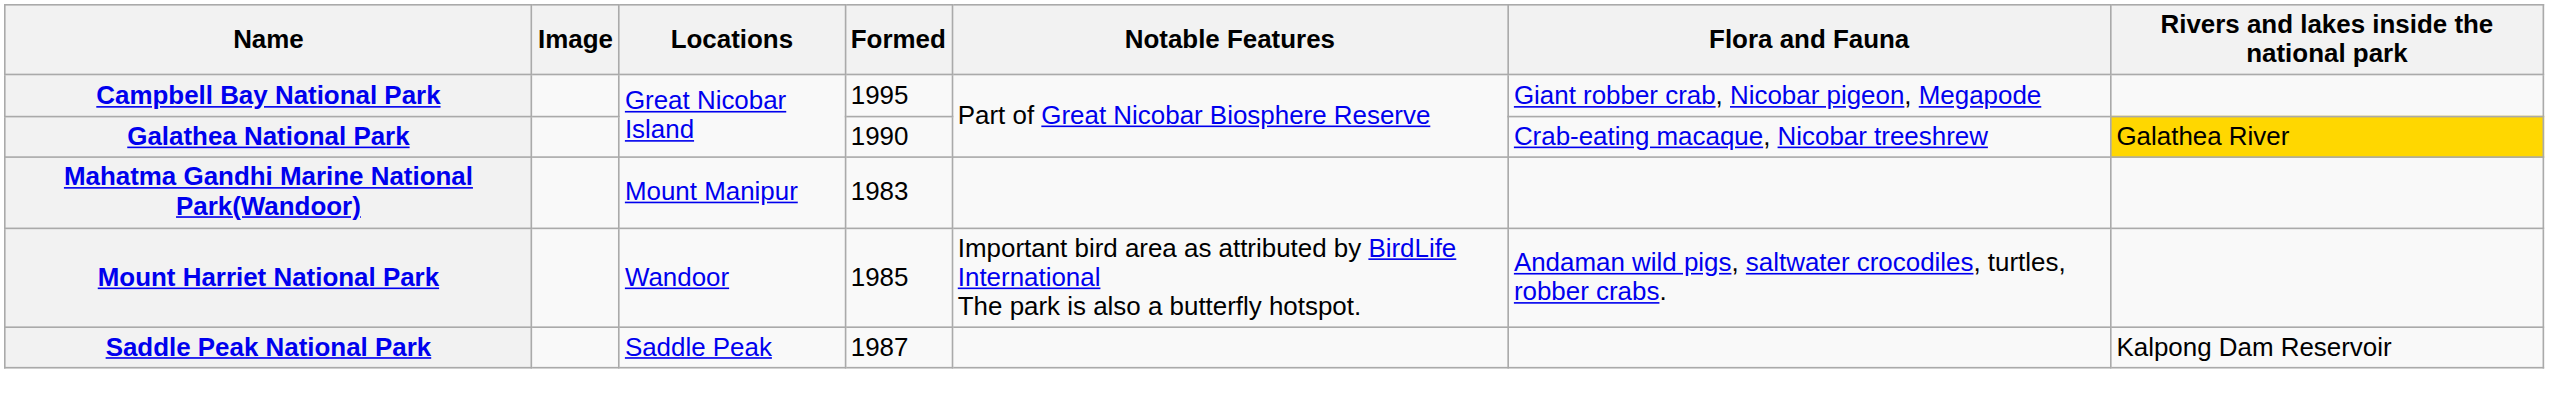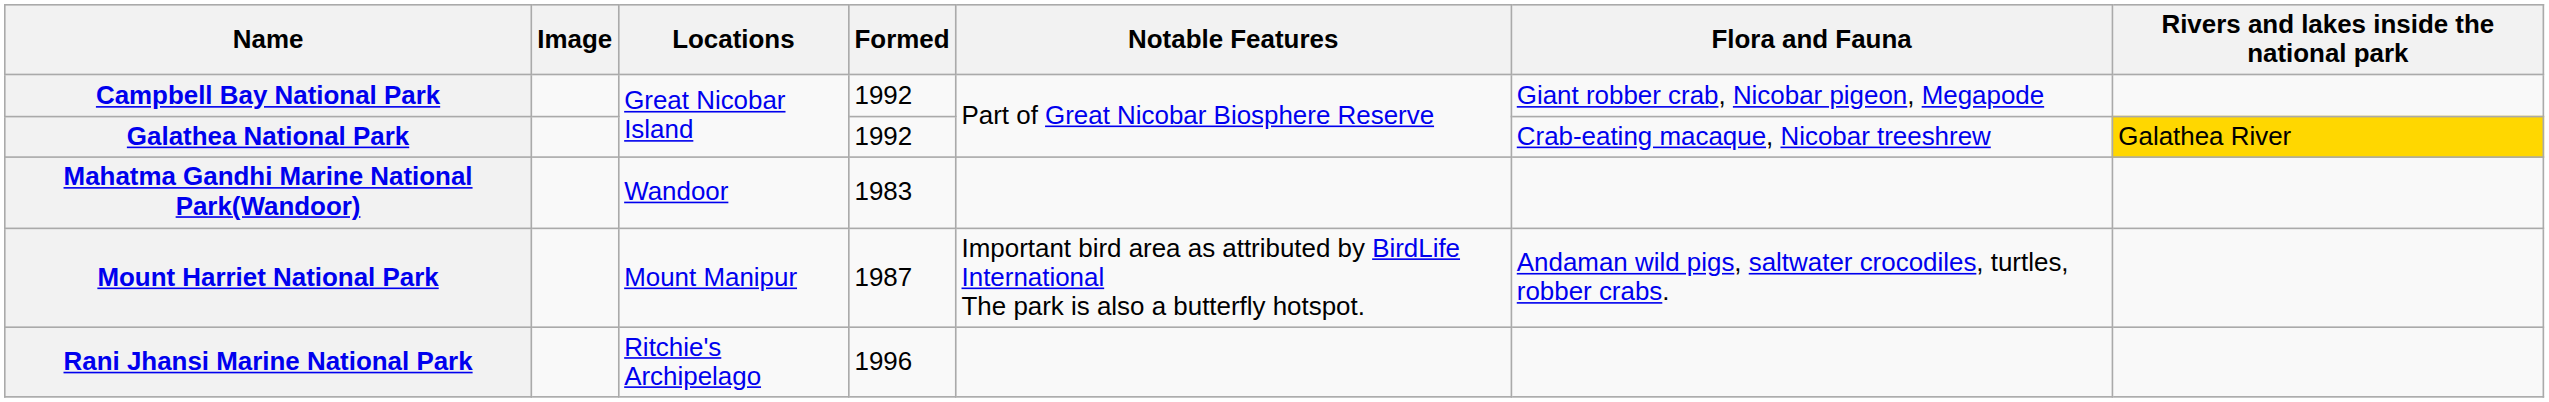(880, 95) 1995 -> (883, 95) 1992
(880, 136) 1990 -> (883, 136) 1992
(711, 192) Mount Manipur -> (676, 192) Wandoor
(677, 276) Wandoor -> (711, 276) Mount Manipur
(880, 276) 1985 -> (883, 276) 1987
+ row: (268, 361)
- row: (268, 347)
